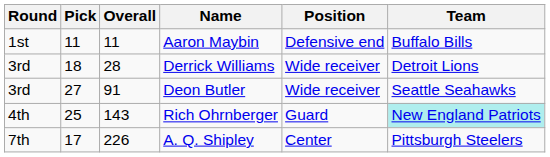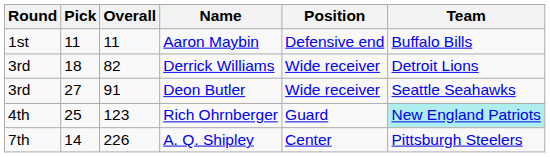(112, 66) 28 -> (112, 66) 82
(116, 115) 143 -> (116, 115) 123
(73, 139) 17 -> (73, 139) 14
